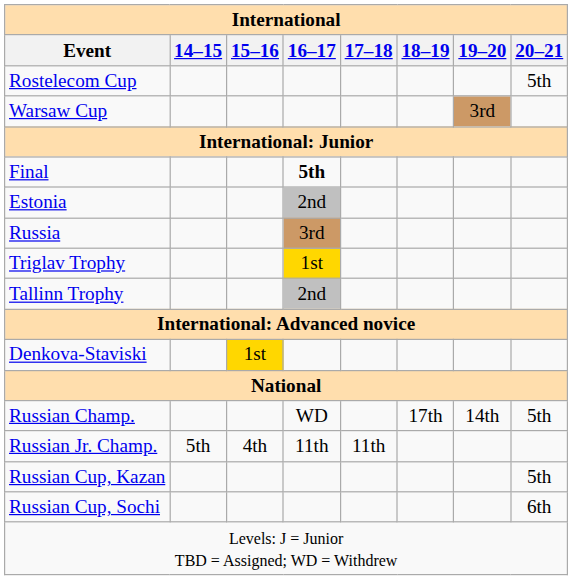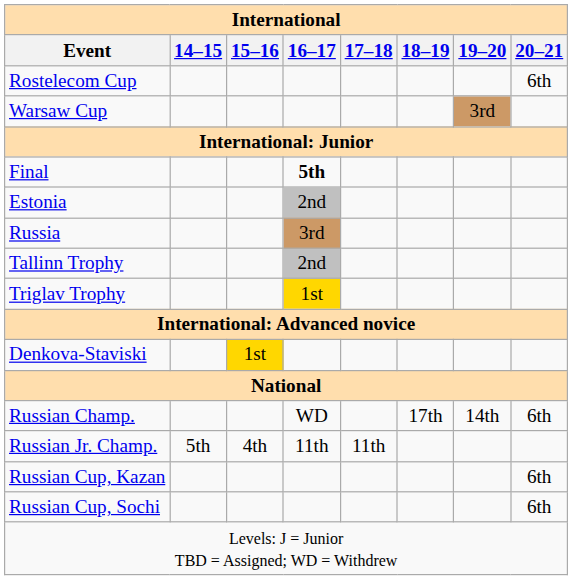(539, 80) 5th -> (539, 80) 6th
rows swapped: (66, 293) <-> (67, 263)
(539, 415) 5th -> (539, 415) 6th
(539, 476) 5th -> (539, 476) 6th
